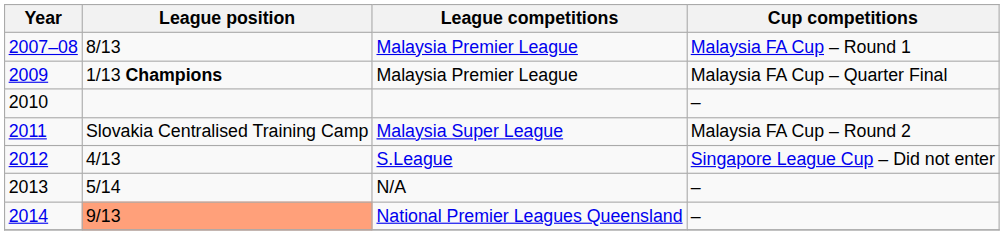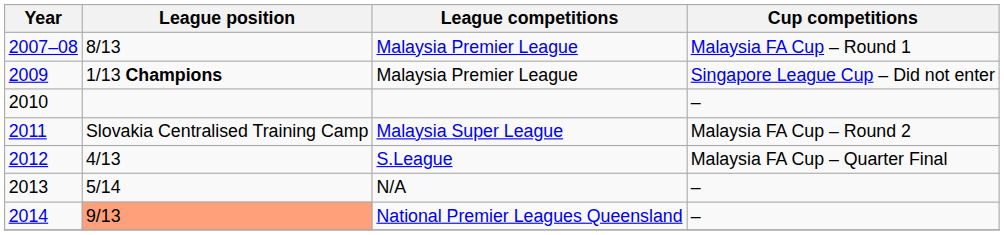(819, 74) Malaysia FA Cup – Quarter Final -> (843, 74) Singapore League Cup – Did not enter
(843, 159) Singapore League Cup – Did not enter -> (819, 159) Malaysia FA Cup – Quarter Final
